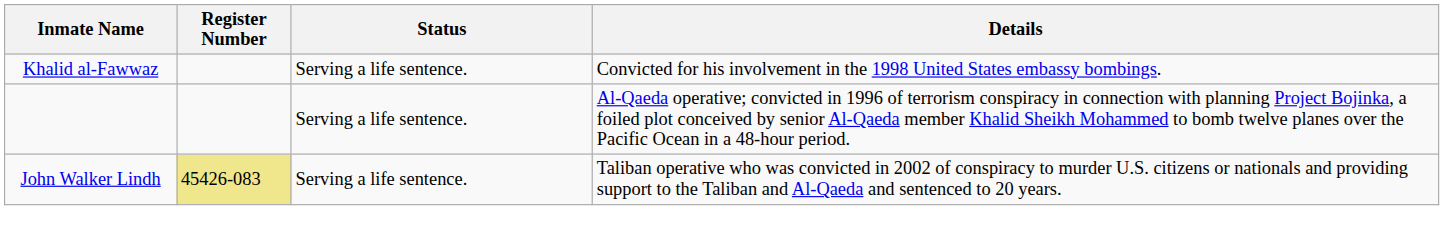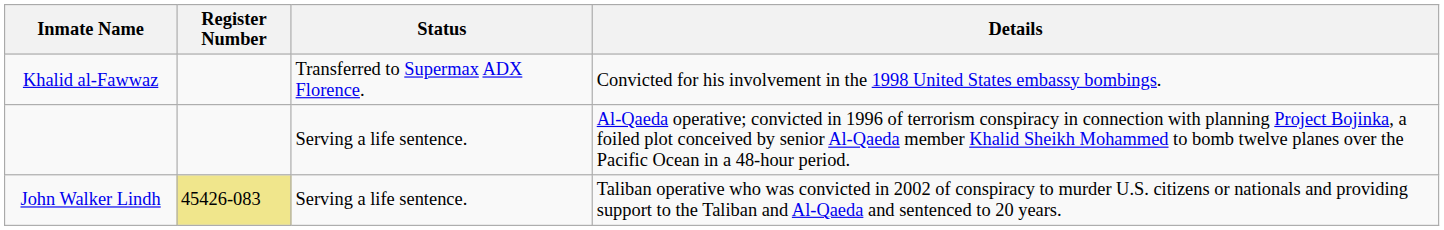(381, 68) Serving a life sentence. -> (409, 79) Transferred to Supermax ADX Florence.
